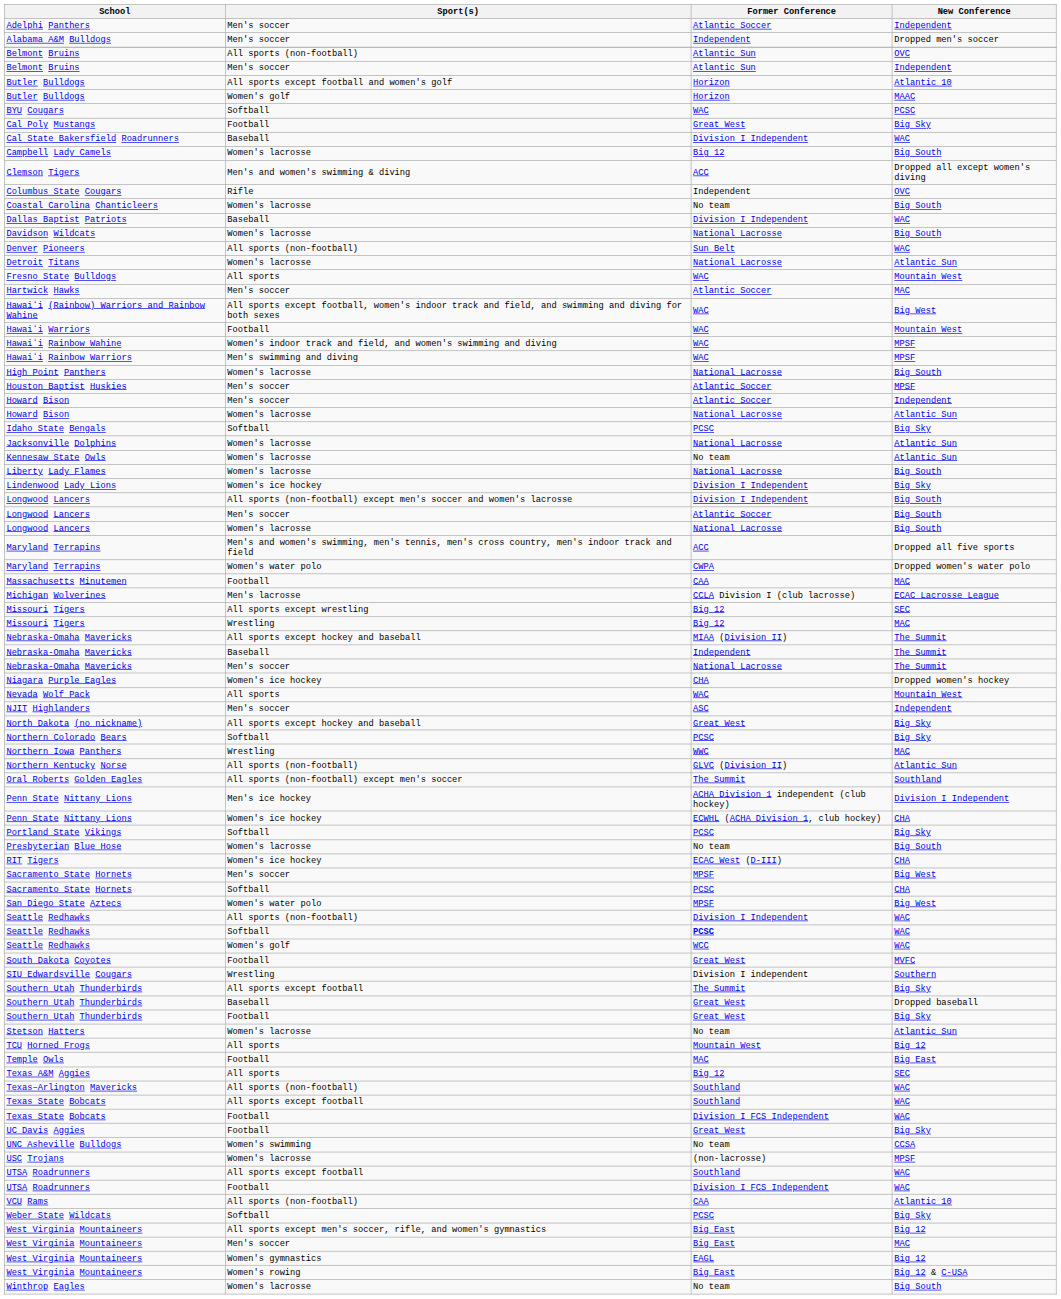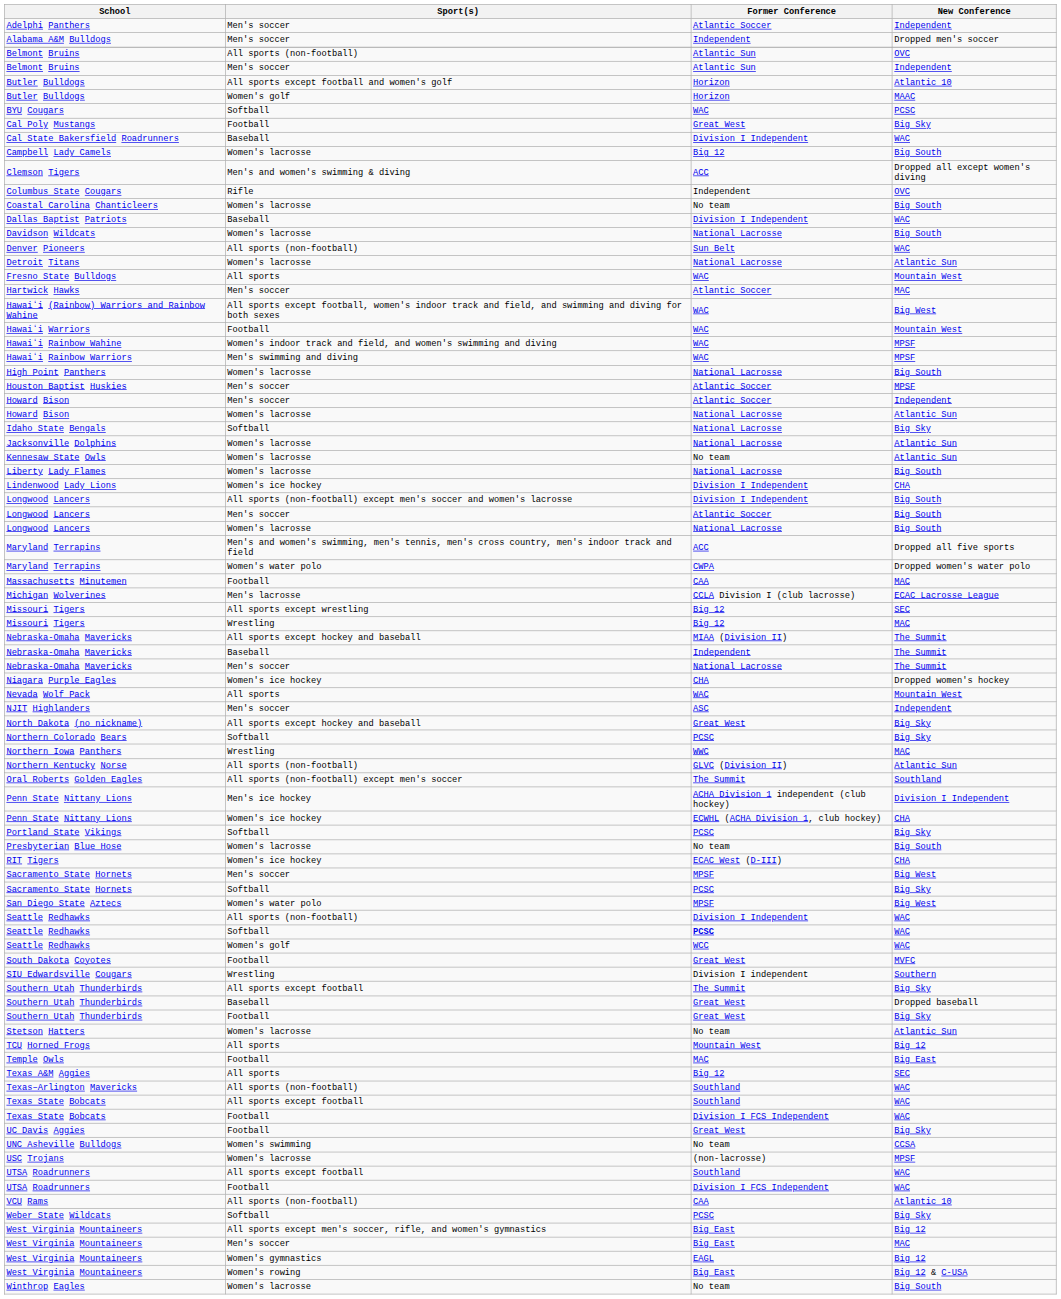(704, 429) PCSC -> (738, 429) National Lacrosse
(913, 486) Big Sky -> (902, 486) CHA
(902, 889) CHA -> (913, 889) Big Sky
